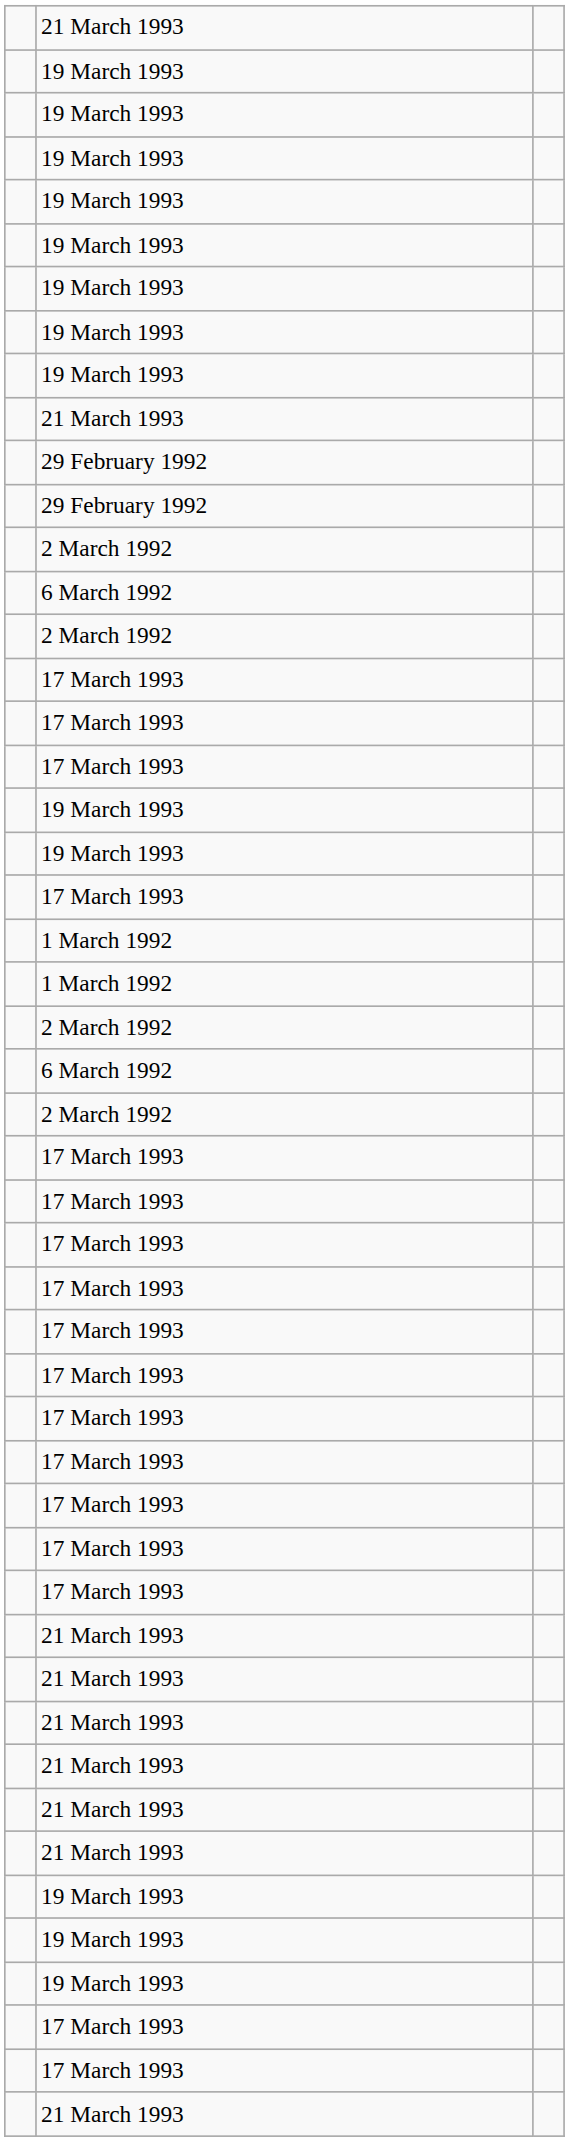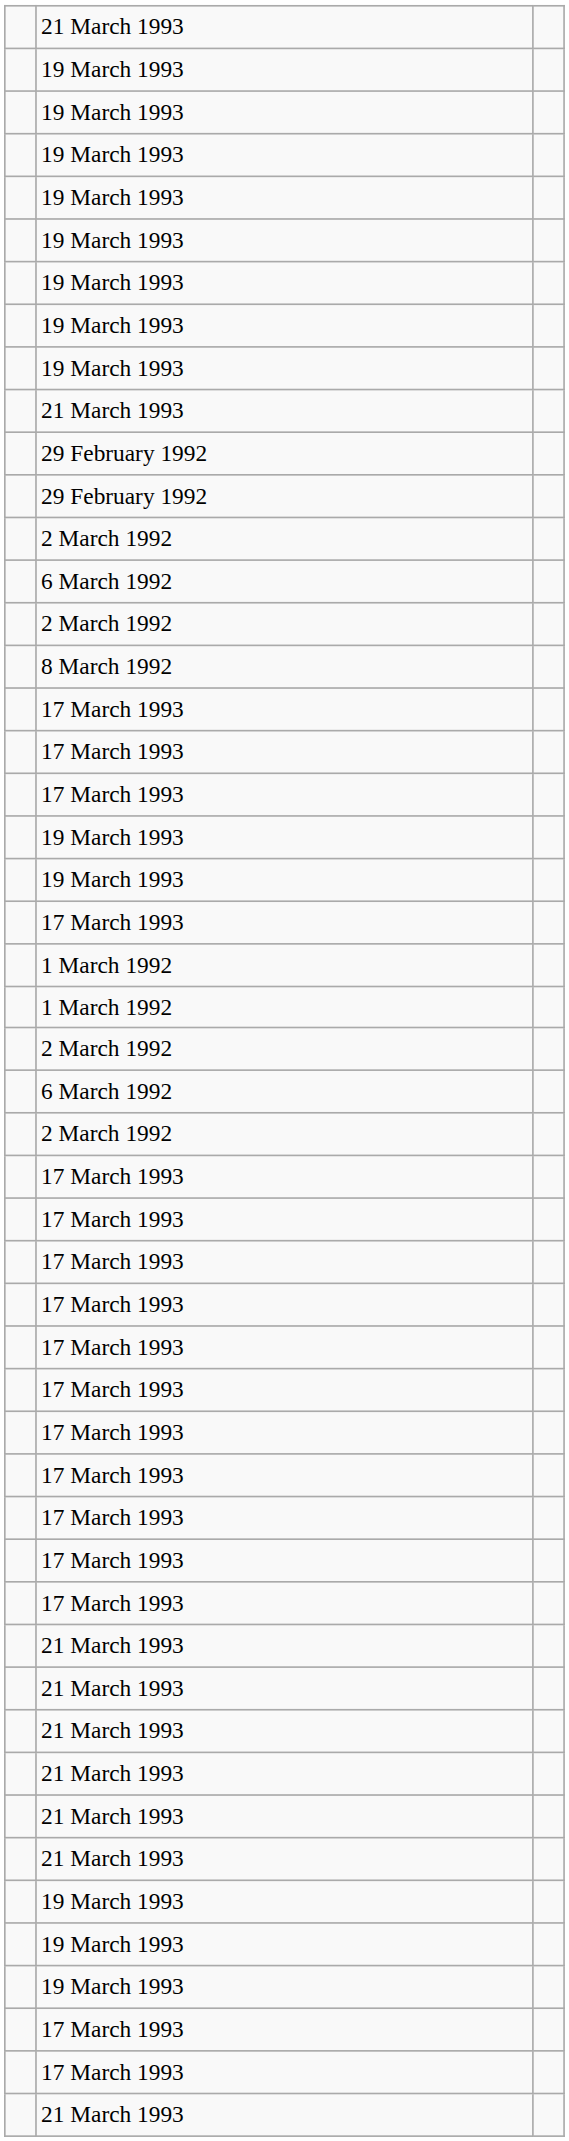+ row: (20, 666)
